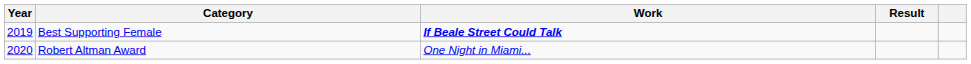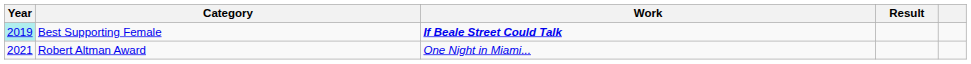(20, 31) no background -> (20, 31) paleturquoise background
(20, 50) 2020 -> (20, 50) 2021
